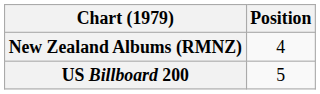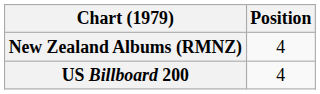(281, 74) 5 -> (281, 74) 4
